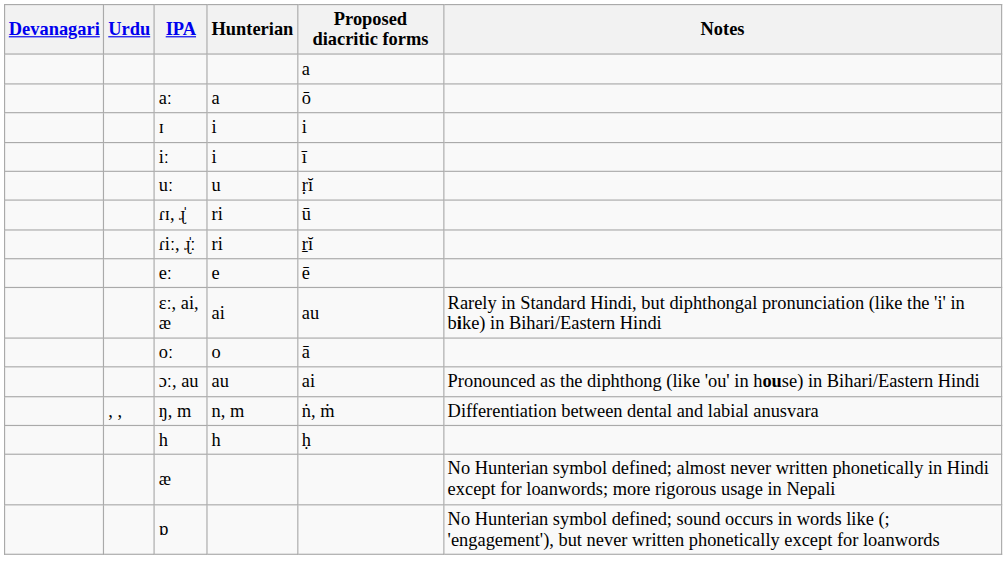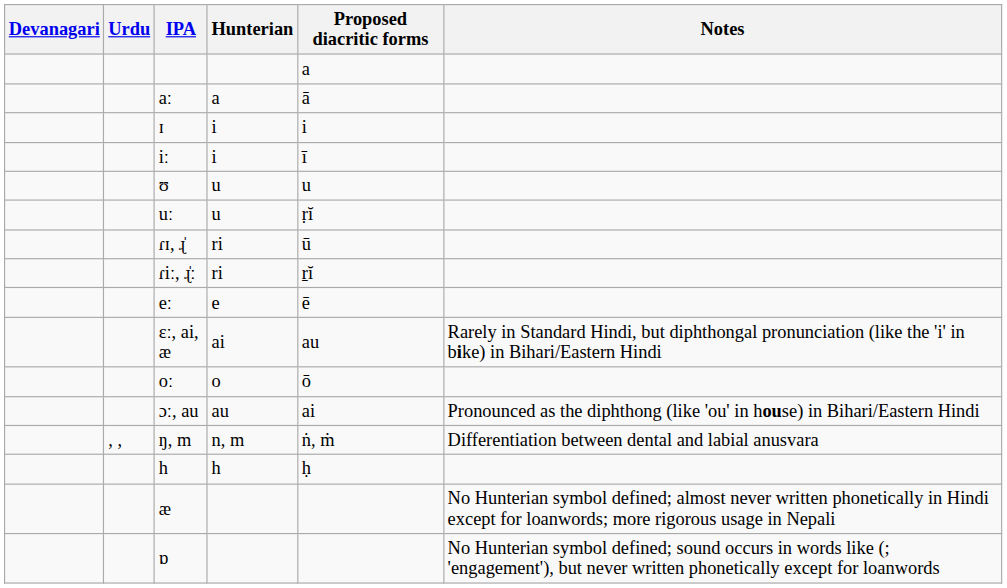(306, 98) ō -> (306, 98) ā
+ row: (164, 185)
(306, 352) ā -> (306, 381) ō
